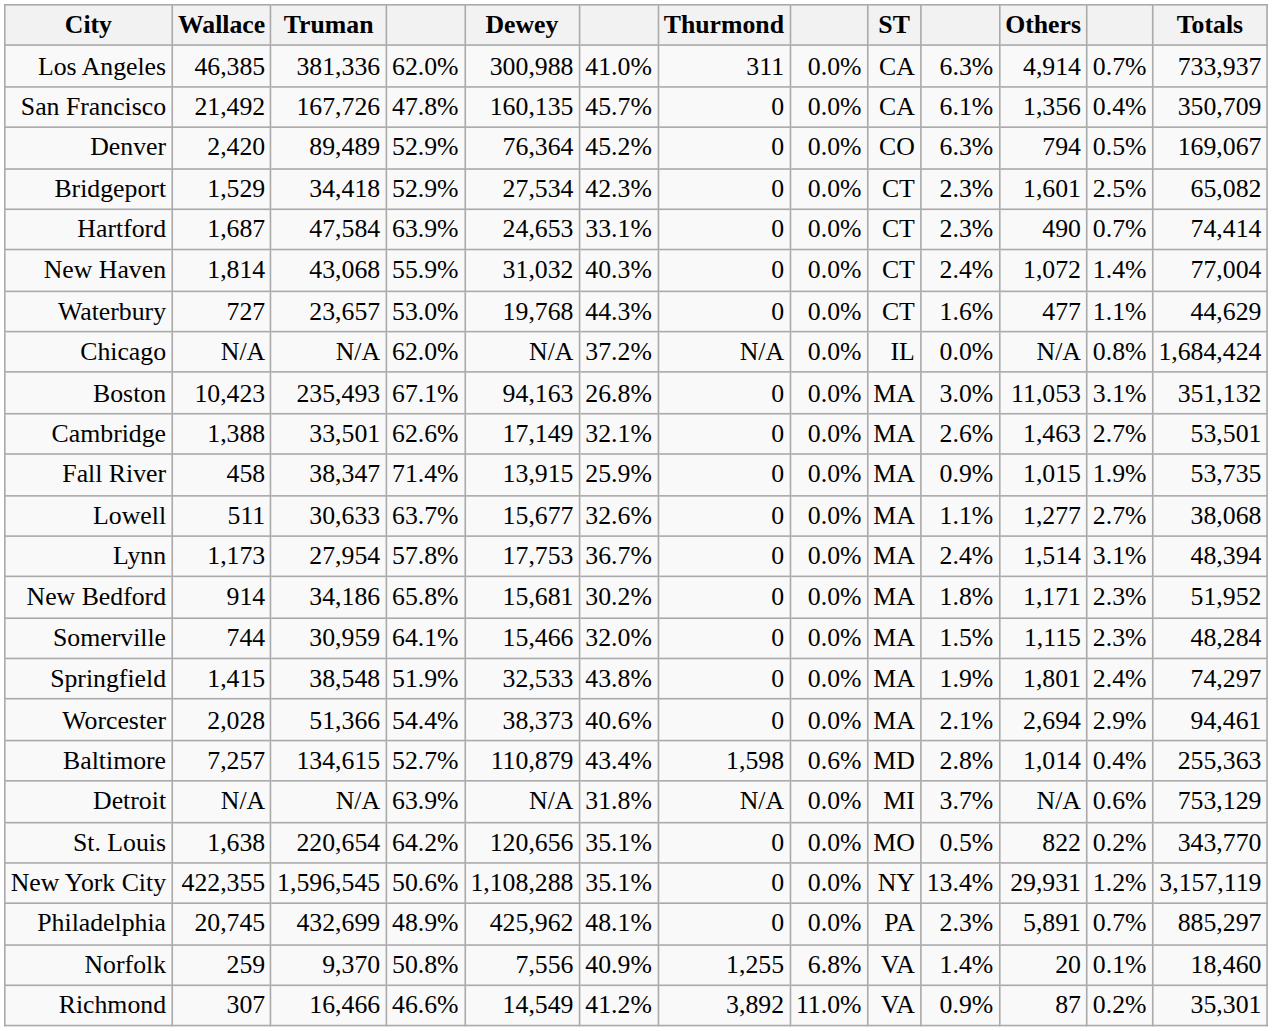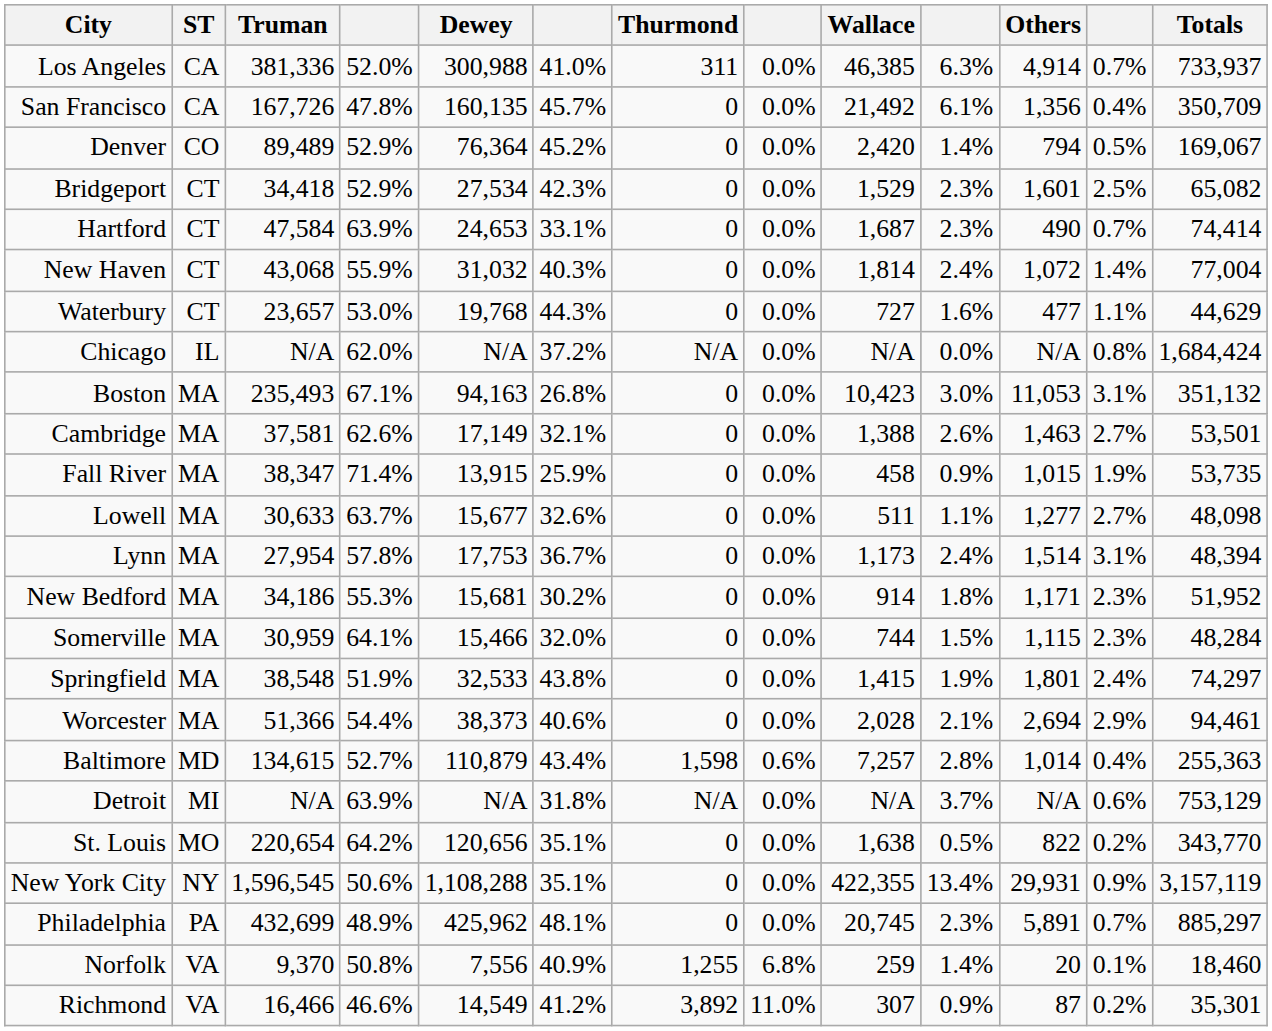columns swapped: (894, 24) <-> (222, 24)
(425, 65) 62.0% -> (379, 65) 52.0%
(966, 147) 6.3% -> (966, 147) 1.4%
(345, 433) 33,501 -> (299, 433) 37,581
(1226, 515) 38,068 -> (1226, 515) 48,098
(425, 596) 65.8% -> (379, 596) 55.3%
(1120, 882) 1.2% -> (1120, 882) 0.9%
